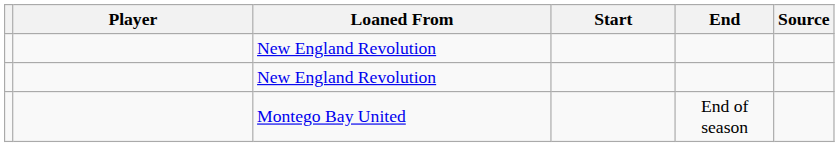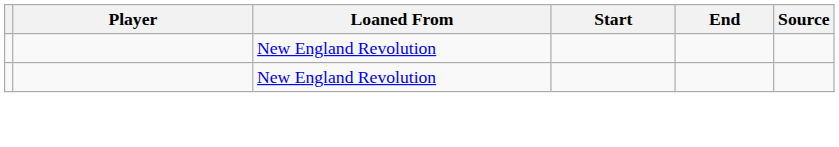- row: (9, 117)
